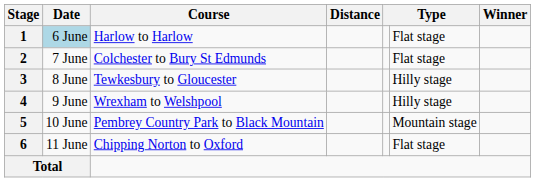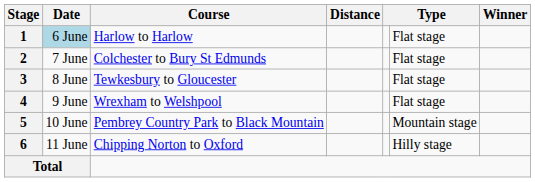(422, 79) Hilly stage -> (419, 79) Flat stage
(422, 101) Hilly stage -> (419, 101) Flat stage
(419, 144) Flat stage -> (422, 144) Hilly stage
